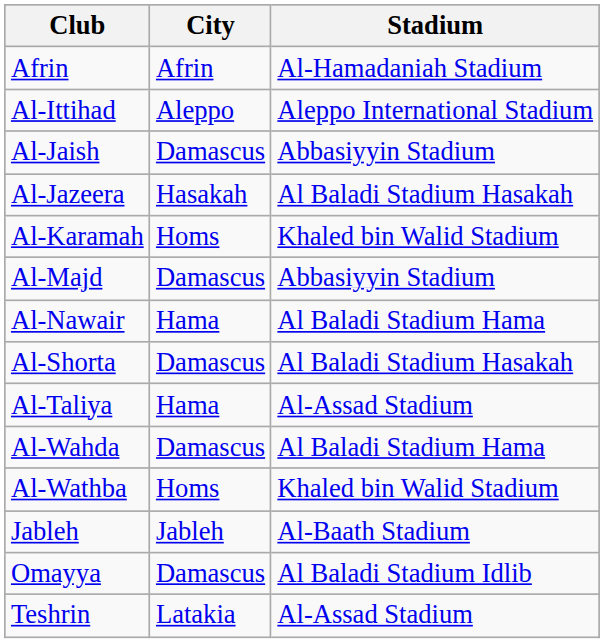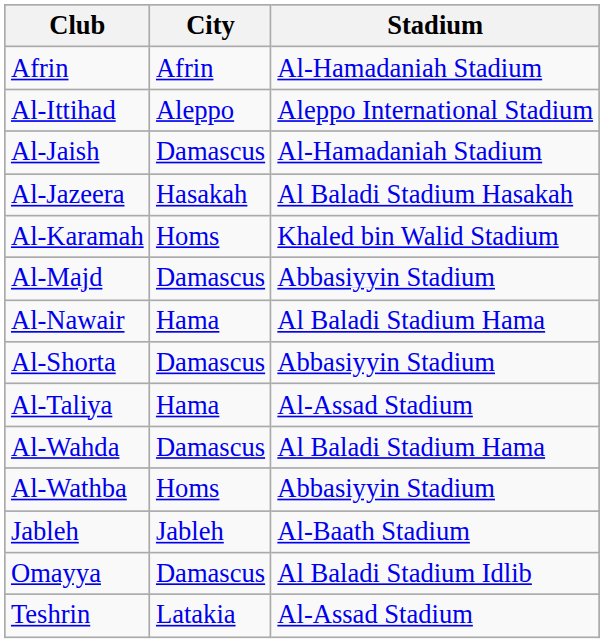(386, 151) Abbasiyyin Stadium -> (410, 151) Al-Hamadaniah Stadium
(425, 362) Al Baladi Stadium Hasakah -> (386, 362) Abbasiyyin Stadium
(418, 488) Khaled bin Walid Stadium -> (386, 488) Abbasiyyin Stadium
